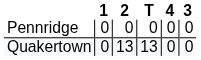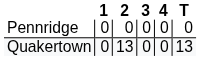columns swapped: (188, 10) <-> (149, 10)
